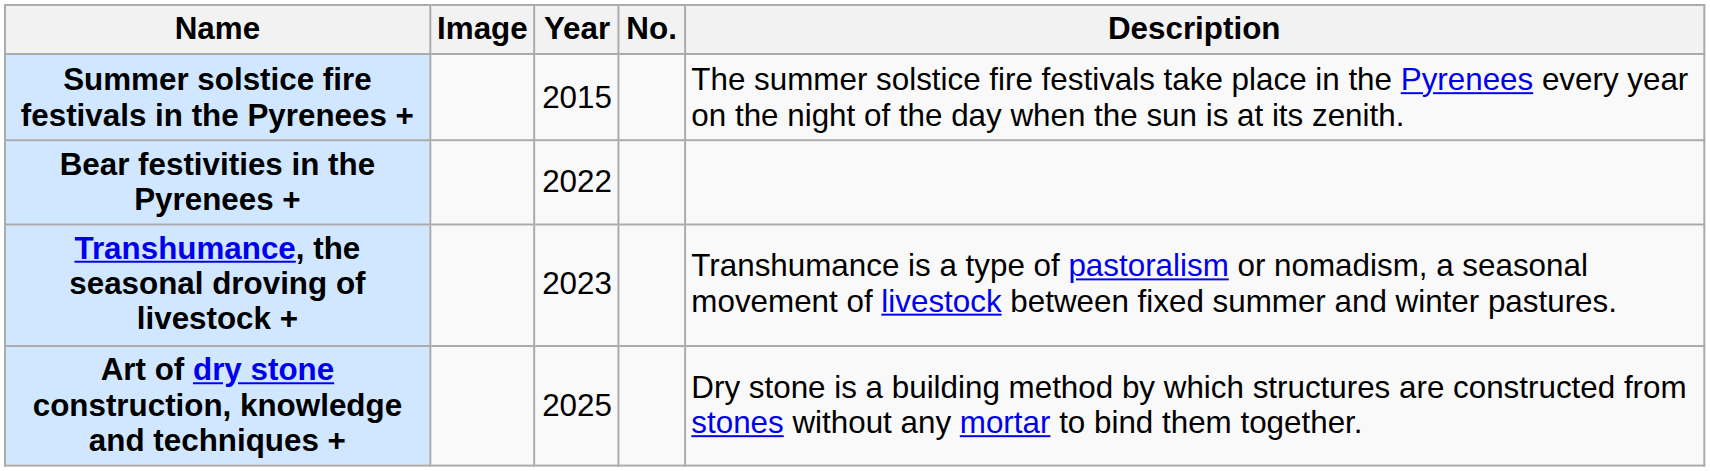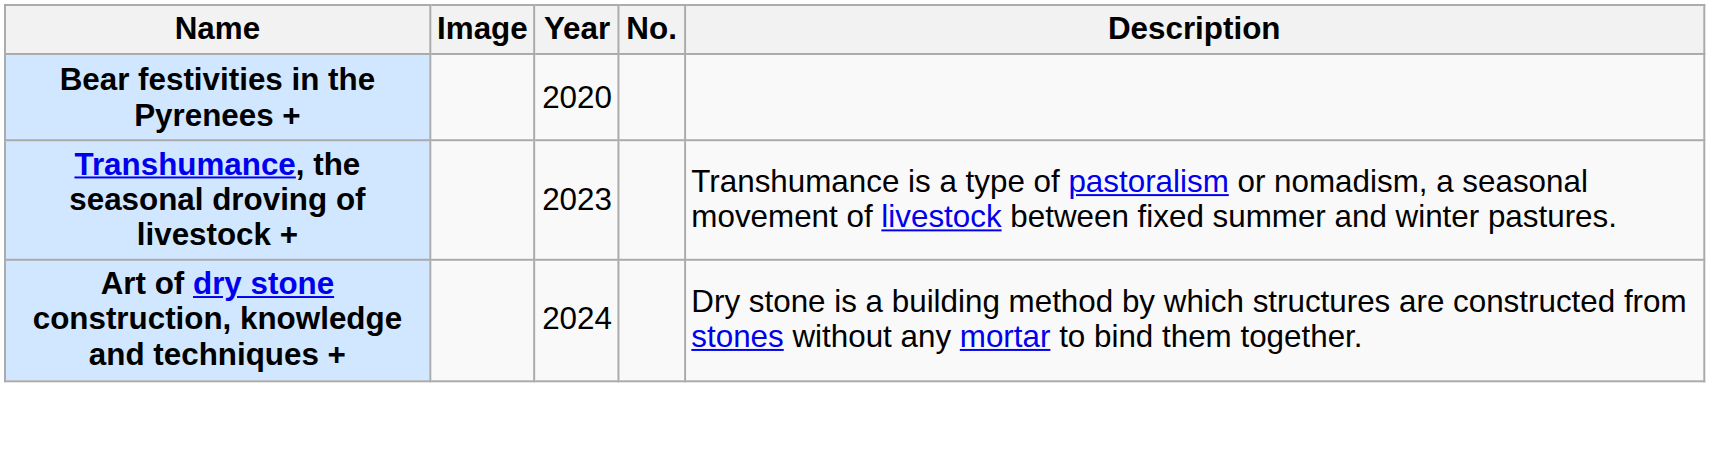- row: (217, 96)
(577, 181) 2022 -> (577, 96) 2020
(577, 404) 2025 -> (577, 319) 2024
